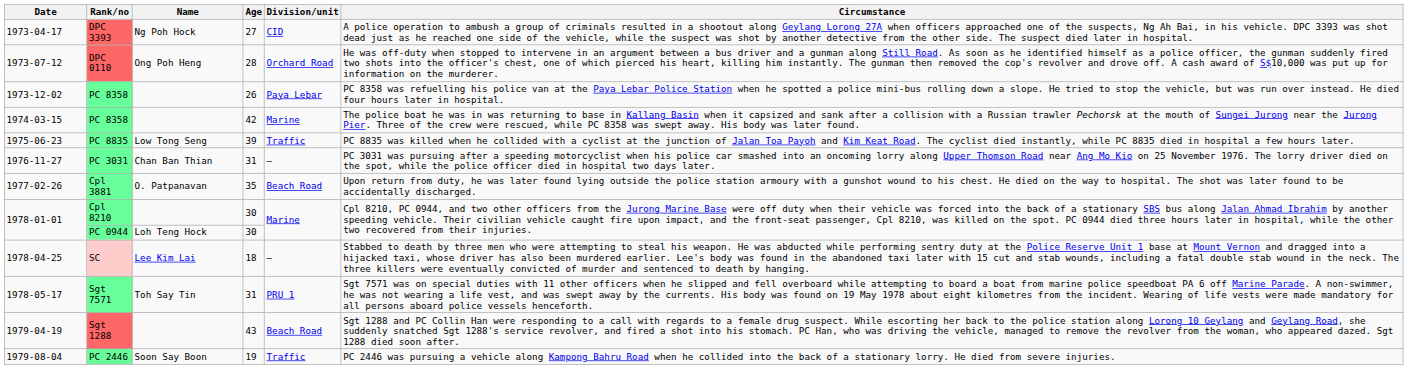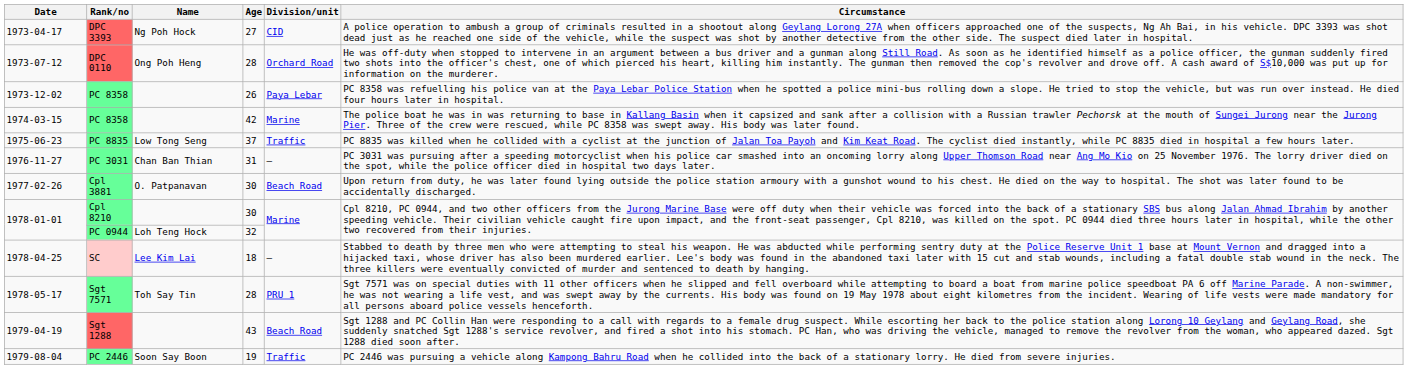(251, 140) 39 -> (251, 140) 37
(251, 186) 35 -> (251, 186) 30
(251, 232) 30 -> (251, 232) 32
(251, 295) 31 -> (251, 295) 28
